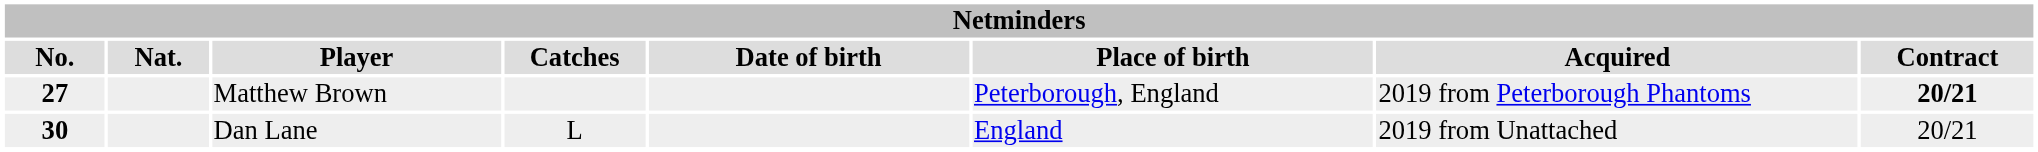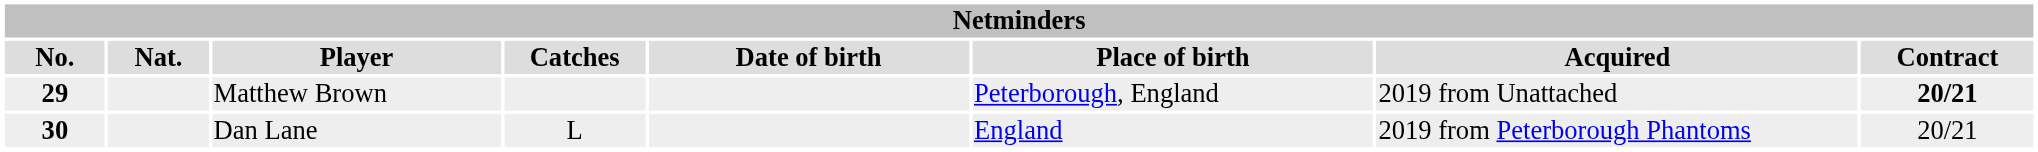(55, 93) 27 -> (55, 93) 29
(1565, 93) 2019 from Peterborough Phantoms -> (1498, 93) 2019 from Unattached
(1498, 130) 2019 from Unattached -> (1565, 130) 2019 from Peterborough Phantoms
